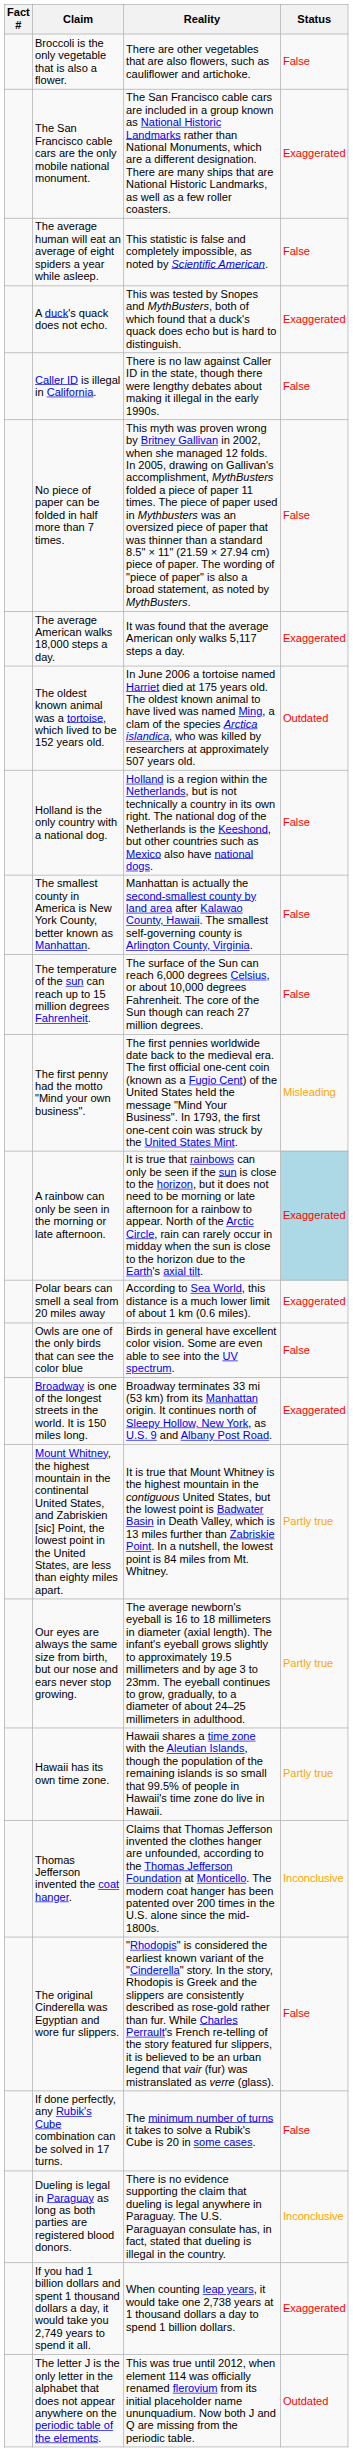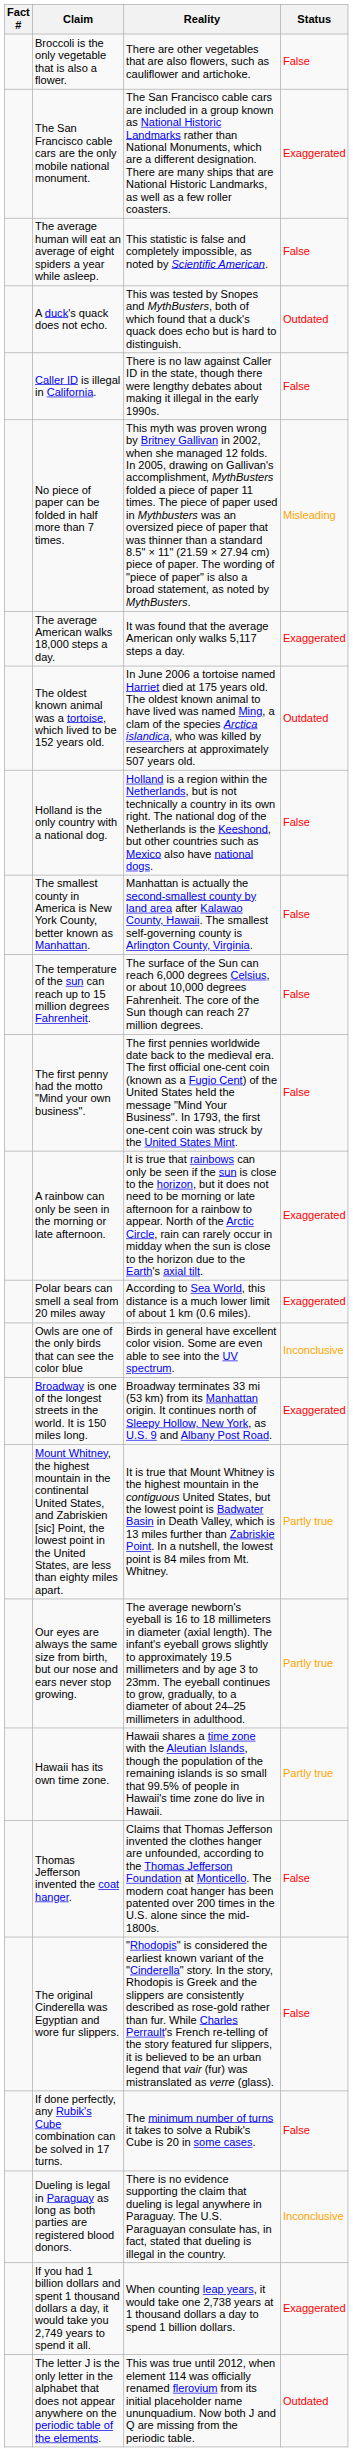(314, 319) Exaggerated -> (306, 319) Outdated
(296, 515) False -> (309, 515) Misleading
(309, 1092) Misleading -> (296, 1092) False
(314, 1215) lightblue background -> (314, 1215) no background
(296, 1350) False -> (313, 1350) Inconclusive
(313, 1878) Inconclusive -> (296, 1878) False
